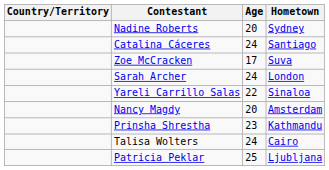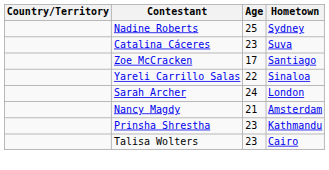(251, 29) 20 -> (251, 29) 25
(251, 45) 24 -> (251, 45) 23
(292, 45) Santiago -> (280, 45) Suva
(280, 61) Suva -> (292, 61) Santiago
rows swapped: (150, 77) <-> (177, 94)
(251, 110) 20 -> (251, 110) 21
(251, 142) 24 -> (251, 142) 23
- row: (159, 158)
